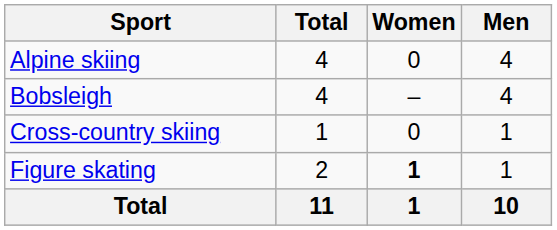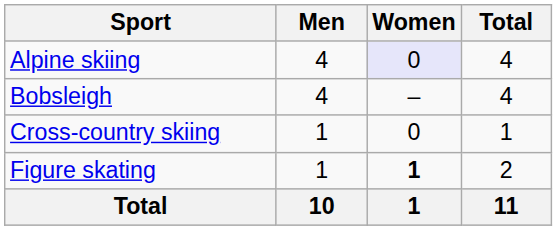columns swapped: (506, 22) <-> (322, 22)
(414, 59) no background -> (414, 59) lavender background
